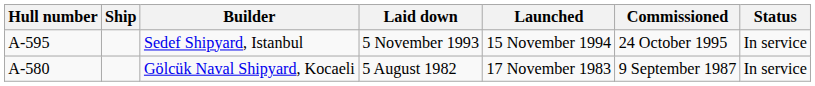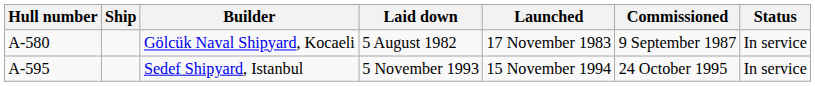rows swapped: (249, 68) <-> (224, 42)
